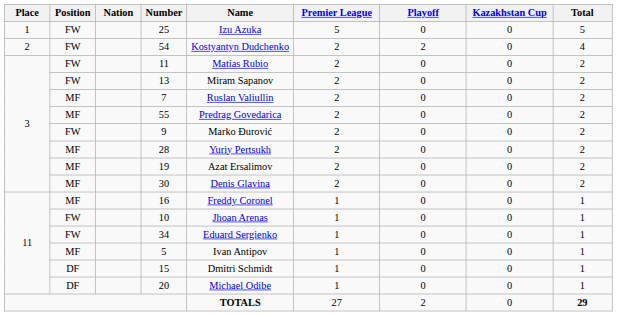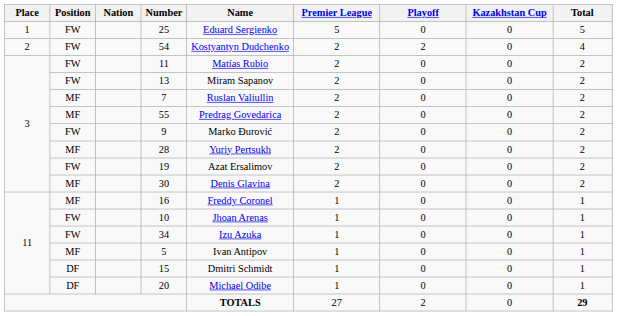(240, 30) Izu Azuka -> (240, 30) Eduard Sergienko
(73, 166) MF -> (73, 166) FW
(240, 234) Eduard Sergienko -> (240, 234) Izu Azuka
